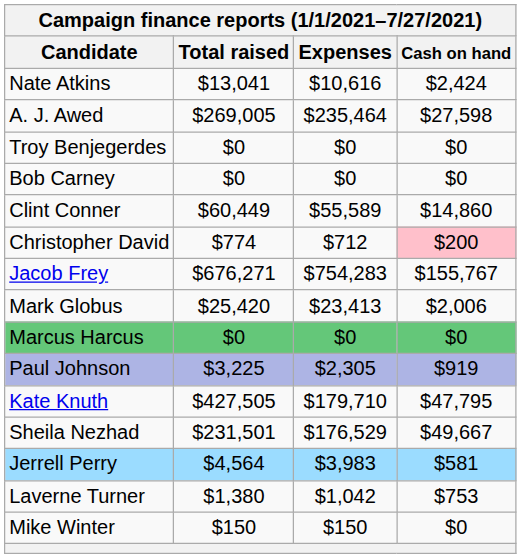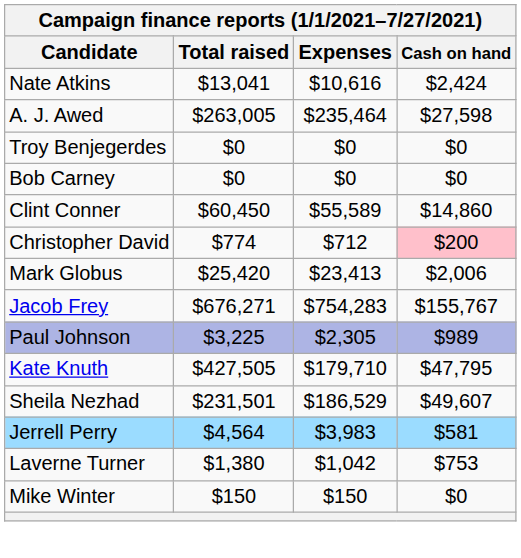(234, 115) $269,005 -> (234, 115) $263,005
(234, 210) $60,449 -> (234, 210) $60,450
rows swapped: (59, 274) <-> (66, 305)
- row: (76, 337)
(456, 369) $919 -> (456, 337) $989
(345, 432) $176,529 -> (345, 400) $186,529
(456, 432) $49,667 -> (456, 400) $49,607
